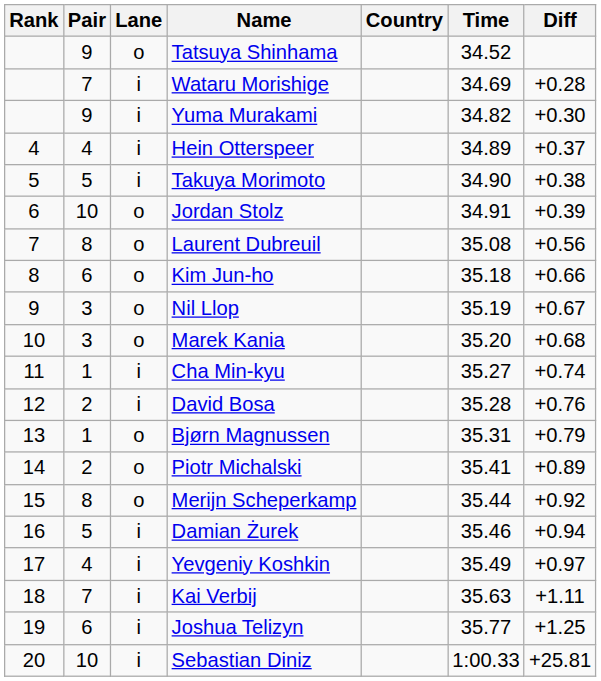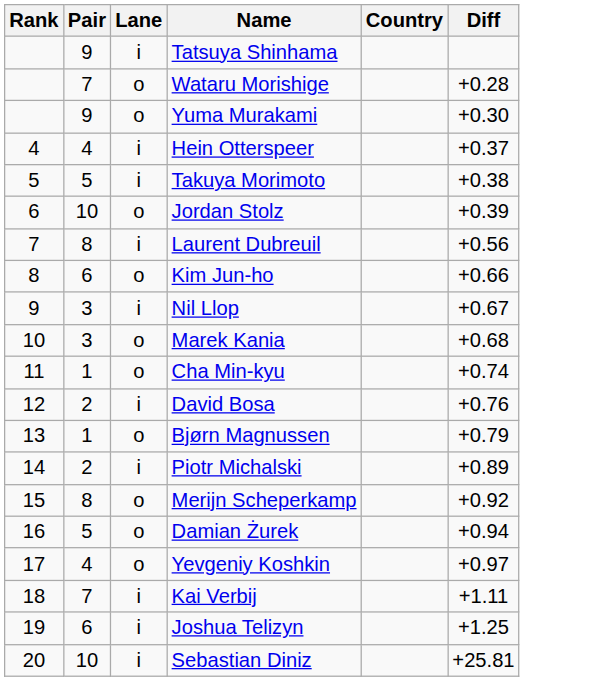- column: (486, 20)
(139, 52) o -> (139, 52) i
(139, 84) i -> (139, 84) o
(139, 116) i -> (139, 116) o
(139, 244) o -> (139, 244) i
(139, 308) o -> (139, 308) i
(139, 372) i -> (139, 372) o
(139, 468) o -> (139, 468) i
(139, 532) i -> (139, 532) o
(139, 564) i -> (139, 564) o
